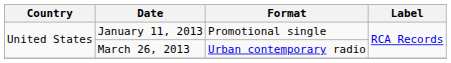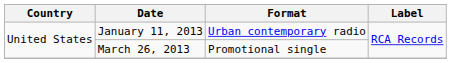(267, 31) Promotional single -> (287, 31) Urban contemporary radio
(287, 49) Urban contemporary radio -> (267, 49) Promotional single
